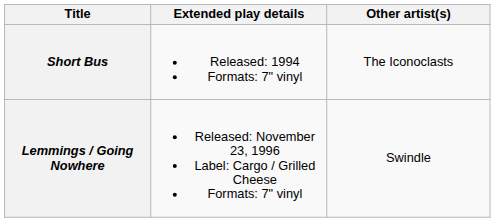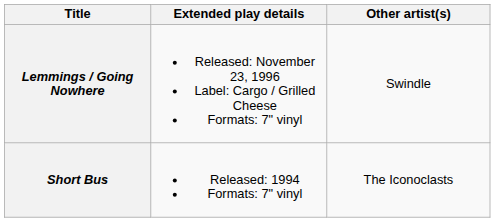rows swapped: (78, 62) <-> (78, 158)
